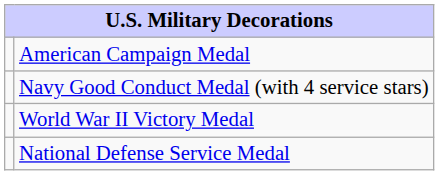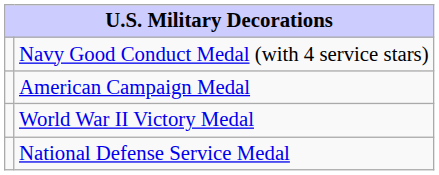rows swapped: (224, 86) <-> (135, 53)
